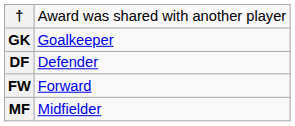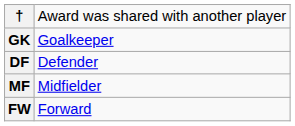rows swapped: (19, 109) <-> (19, 86)
